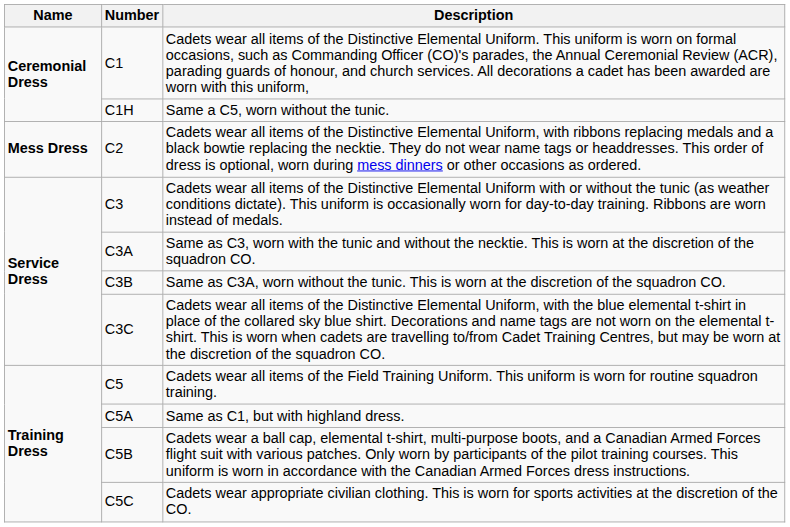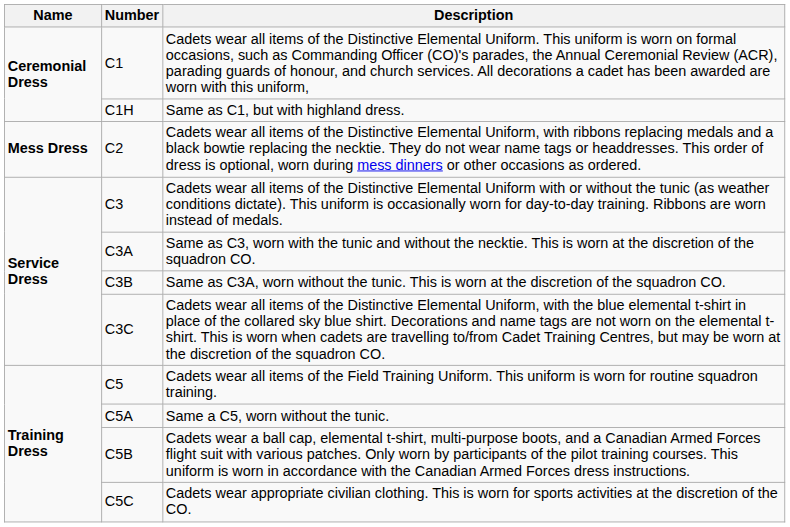(278, 110) Same a C5, worn without the tunic. -> (285, 110) Same as C1, but with highland dress.
(285, 415) Same as C1, but with highland dress. -> (278, 415) Same a C5, worn without the tunic.
